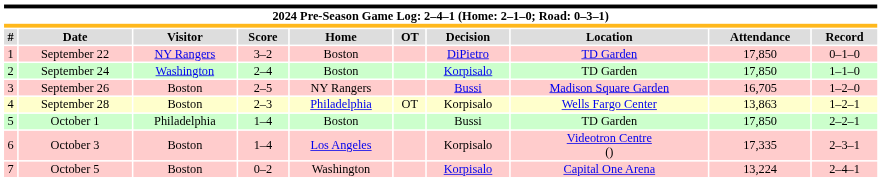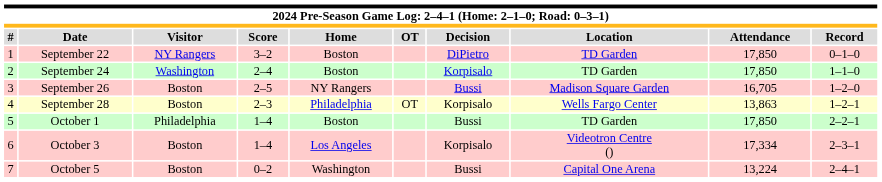(760, 145) 17,335 -> (760, 145) 17,334
(468, 169) Korpisalo -> (468, 169) Bussi
